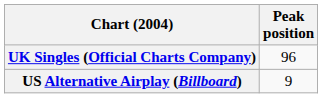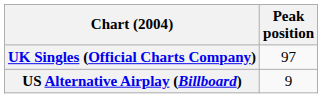(289, 57) 96 -> (289, 57) 97
